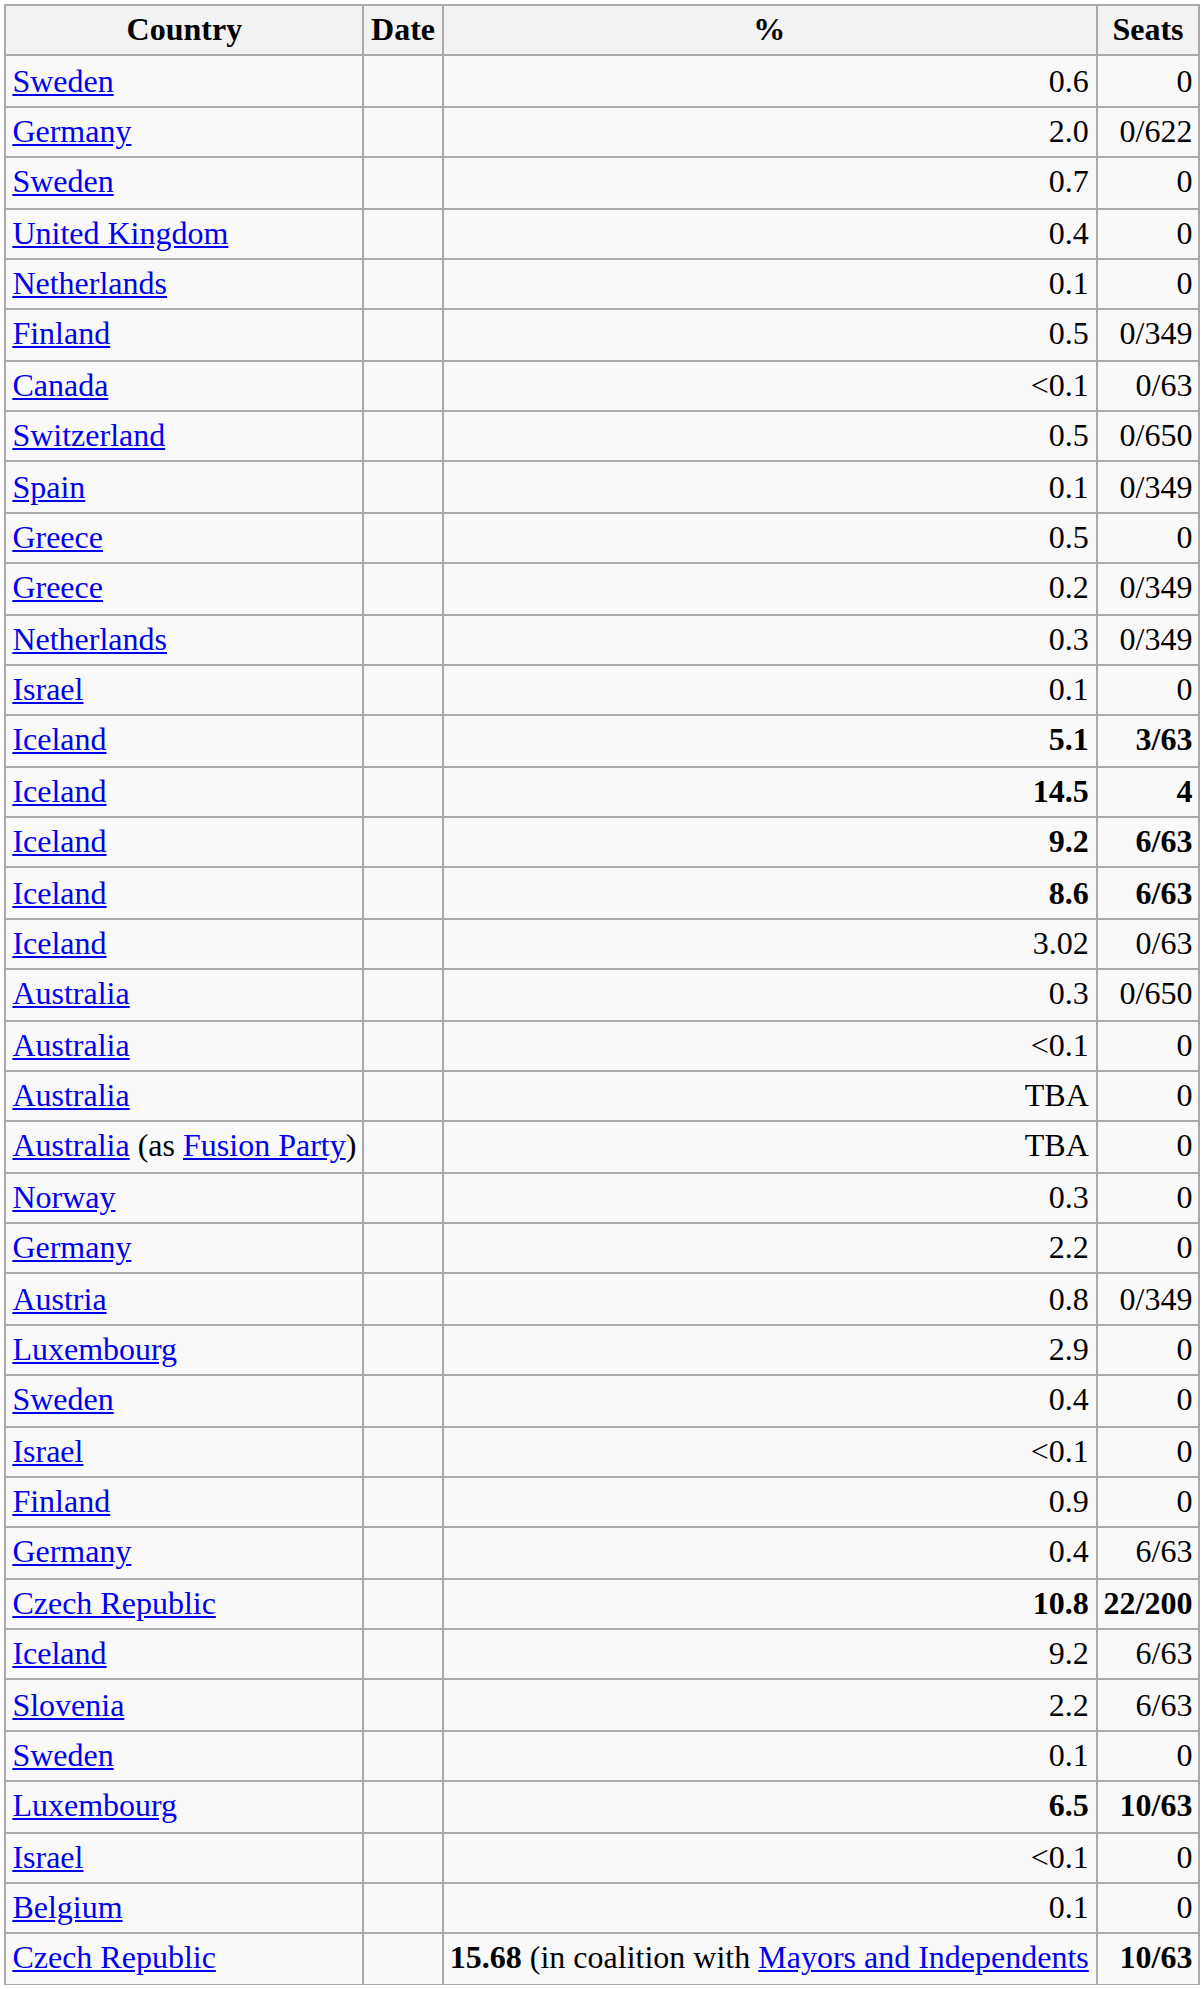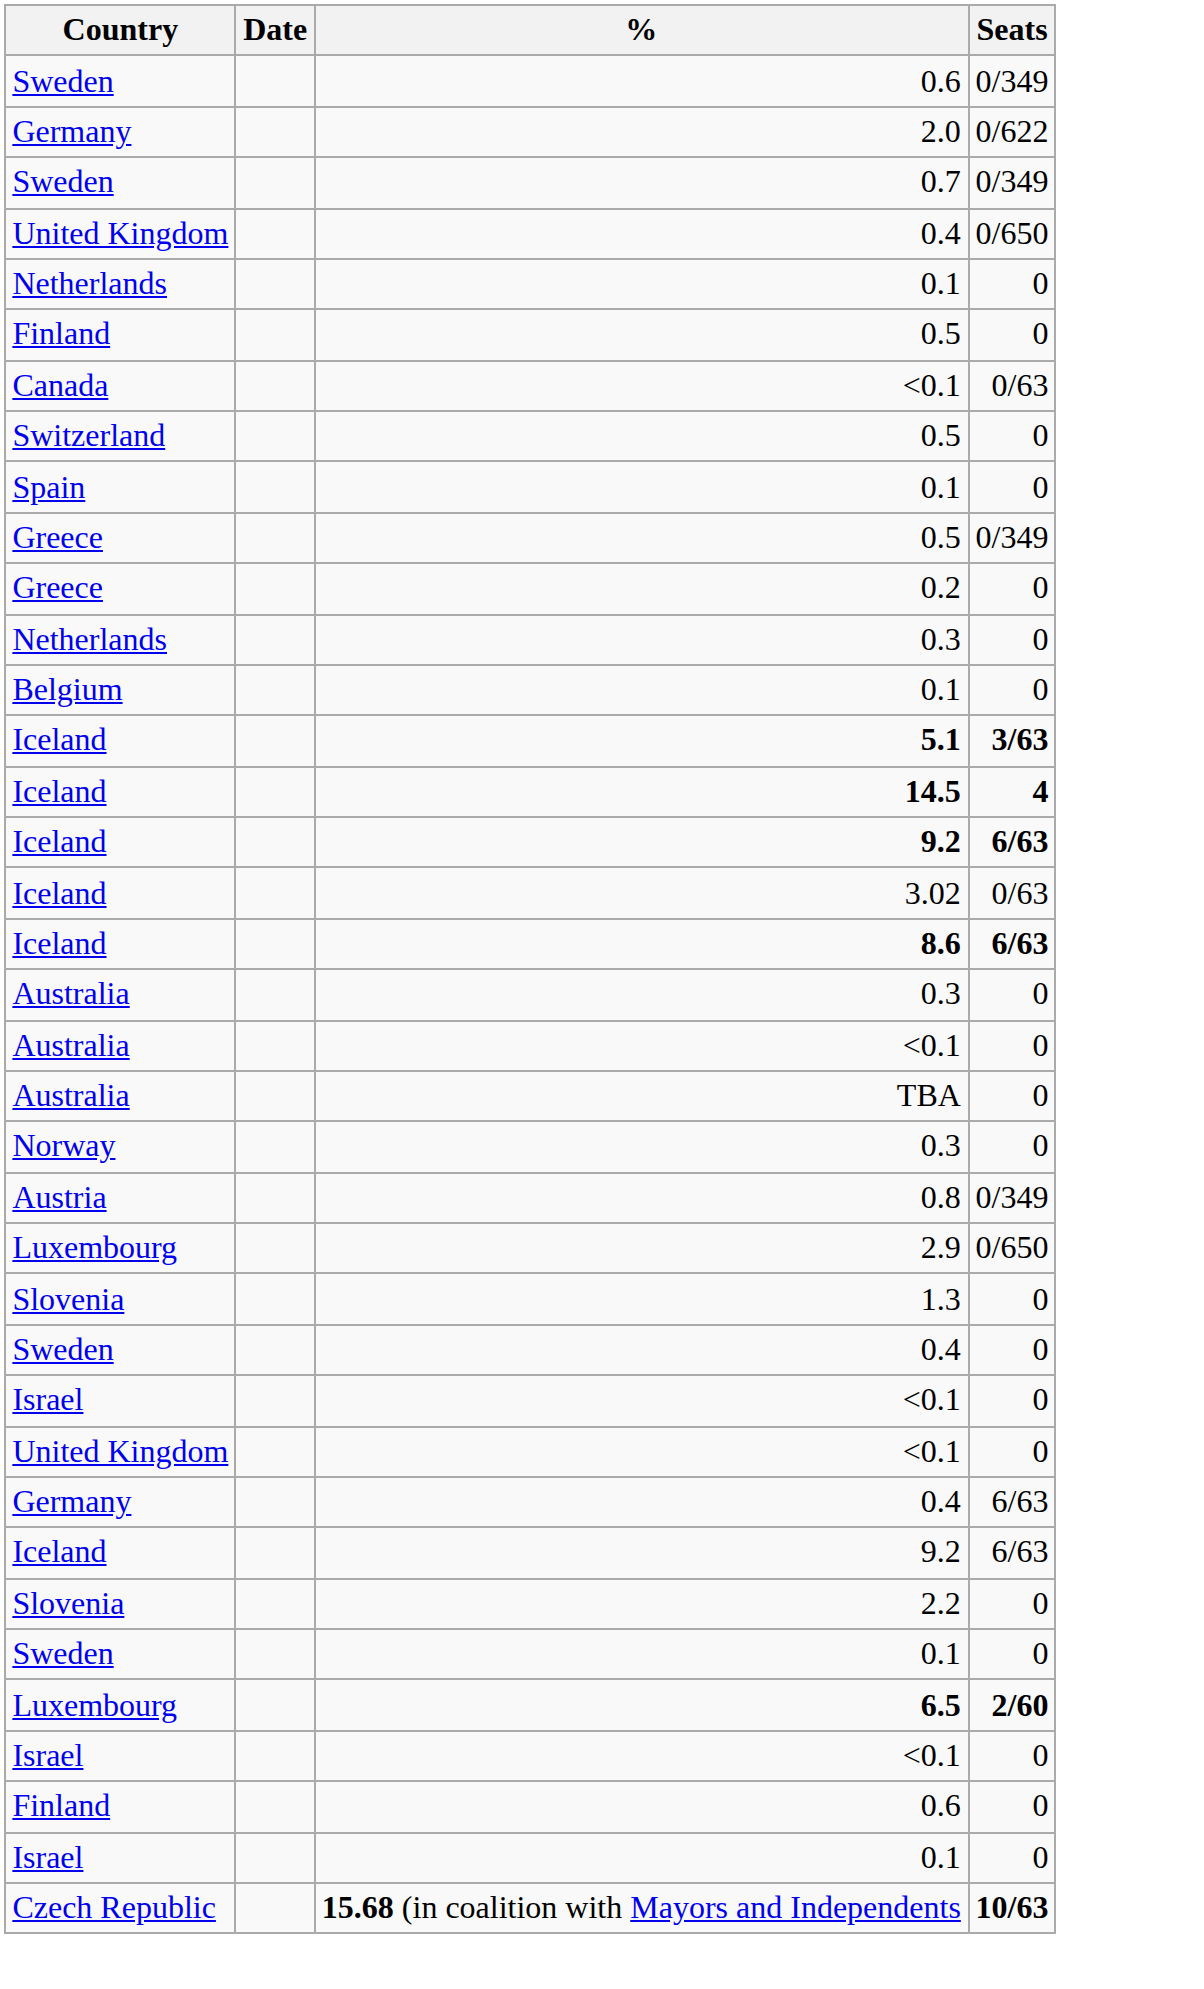(1184, 80) 0 -> (1012, 80) 0/349
(1184, 182) 0 -> (1012, 182) 0/349
(1184, 232) 0 -> (1012, 232) 0/650
(1156, 334) 0/349 -> (1040, 334) 0
(1156, 435) 0/650 -> (1040, 435) 0
(1156, 486) 0/349 -> (1040, 486) 0
(1184, 537) 0 -> (1012, 537) 0/349
(1156, 588) 0/349 -> (1040, 588) 0
(1156, 638) 0/349 -> (1040, 638) 0
rows swapped: (48, 689) <-> (67, 1907)
rows swapped: (59, 892) <-> (59, 943)
(1156, 994) 0/650 -> (1040, 994) 0
- row: (184, 1146)
- row: (72, 1247)
(1184, 1349) 0 -> (1012, 1247) 0/650
+ row: (68, 1298)
- row: (61, 1501)
+ row: (120, 1450)
- row: (114, 1603)
(1164, 1704) 6/63 -> (1040, 1603) 0
(1156, 1806) 10/63 -> (1020, 1704) 2/60
+ row: (61, 1806)
